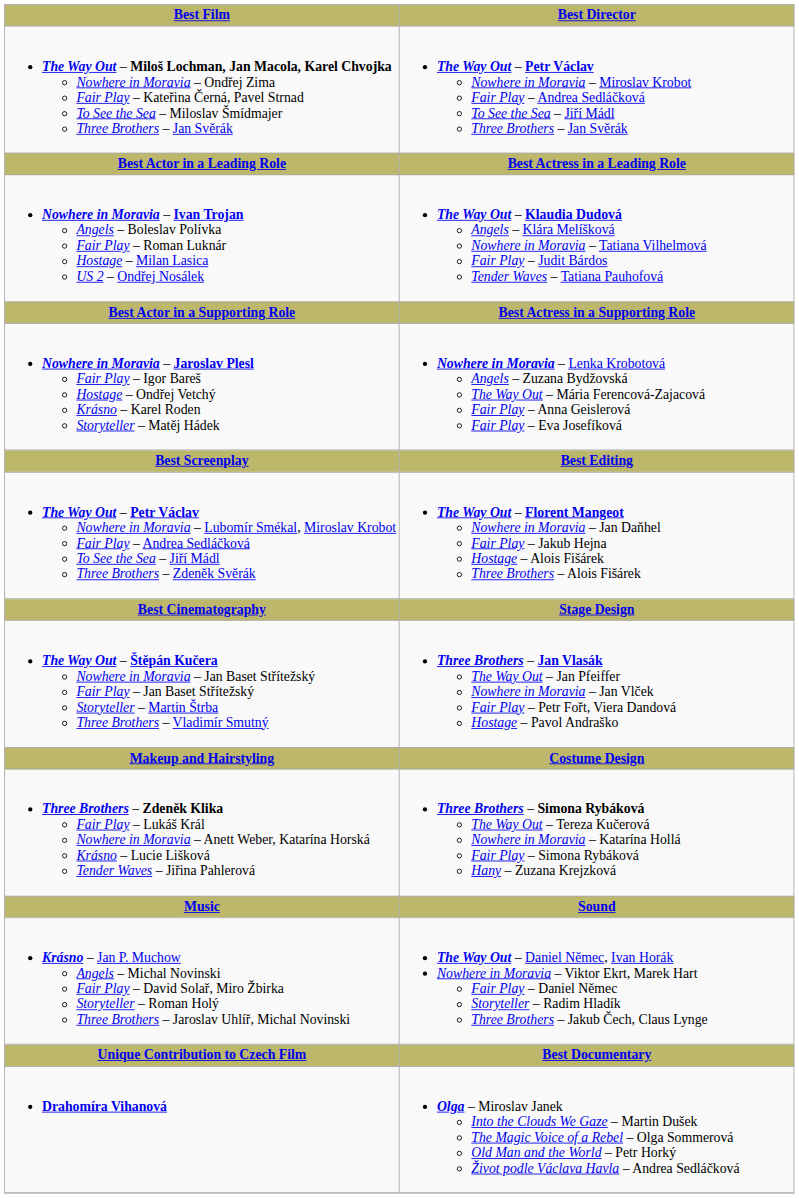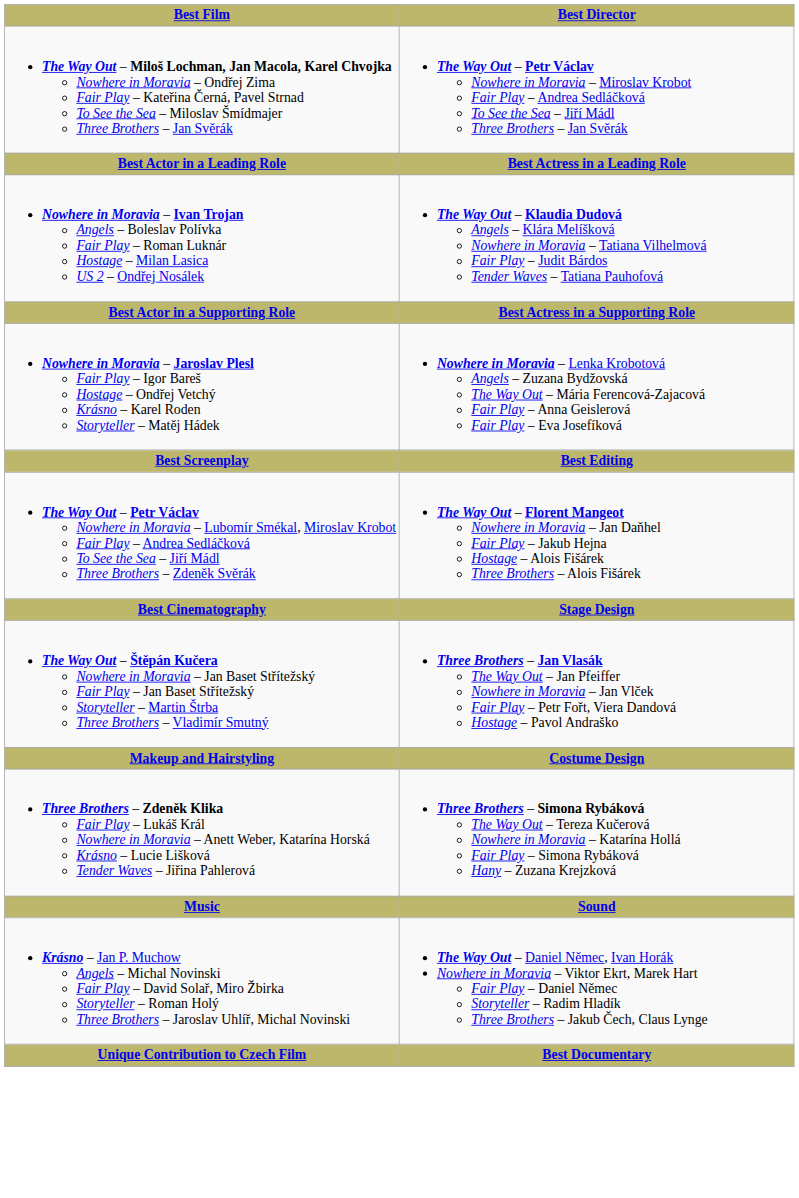- row: (202, 1106)
